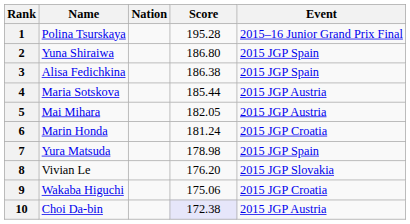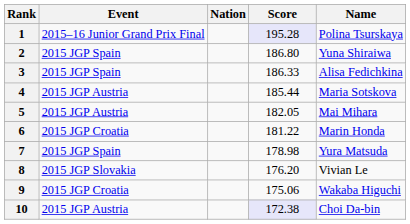columns swapped: (84, 14) <-> (321, 14)
(204, 33) no background -> (282, 33) lavender background
(204, 72) 186.38 -> (282, 72) 186.33
(204, 131) 181.24 -> (282, 131) 181.22
